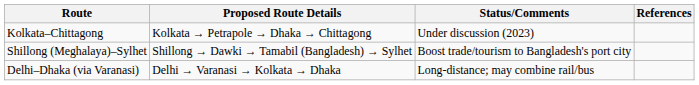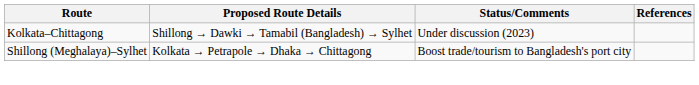(262, 32) Kolkata → Petrapole → Dhaka → Chittagong -> (282, 32) Shillong → Dawki → Tamabil (Bangladesh) → Sylhet
(282, 51) Shillong → Dawki → Tamabil (Bangladesh) → Sylhet -> (262, 51) Kolkata → Petrapole → Dhaka → Chittagong
- row: (73, 70)
